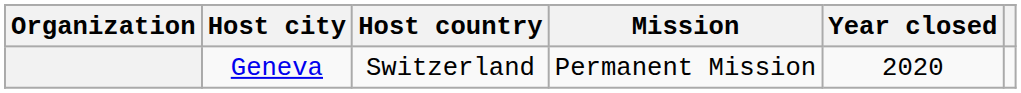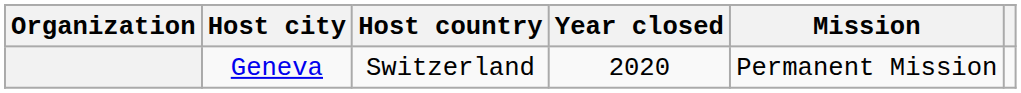columns swapped: (685, 26) <-> (913, 26)
